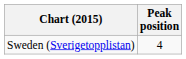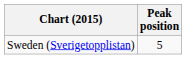(160, 44) 4 -> (160, 44) 5
